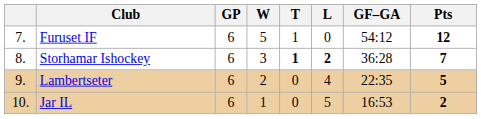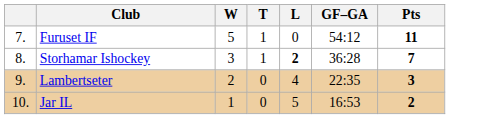- column: (231, 15)
(443, 37) 12 -> (411, 37) 11
(295, 59) bold -> (263, 59) normal
(443, 80) 5 -> (411, 80) 3
